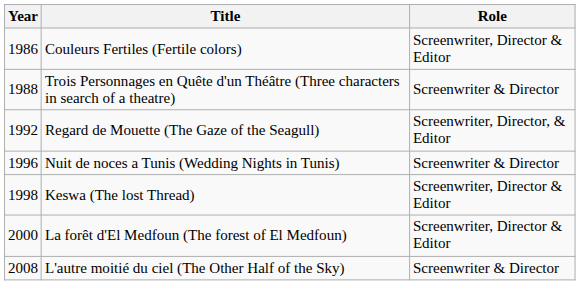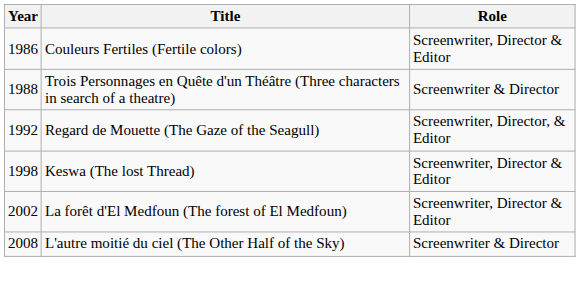- row: (192, 162)
(23, 235) 2000 -> (23, 211) 2002
